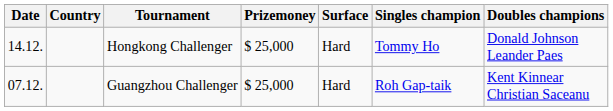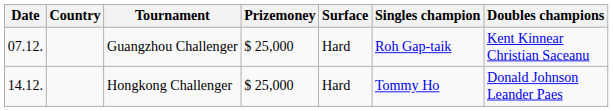rows swapped: (172, 85) <-> (170, 46)
